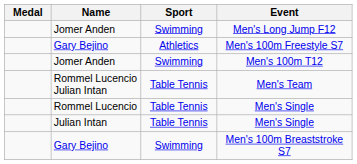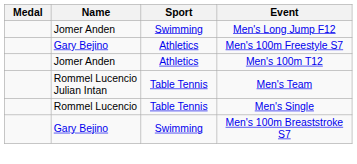(179, 62) Swimming -> (179, 62) Athletics
- row: (80, 123)
